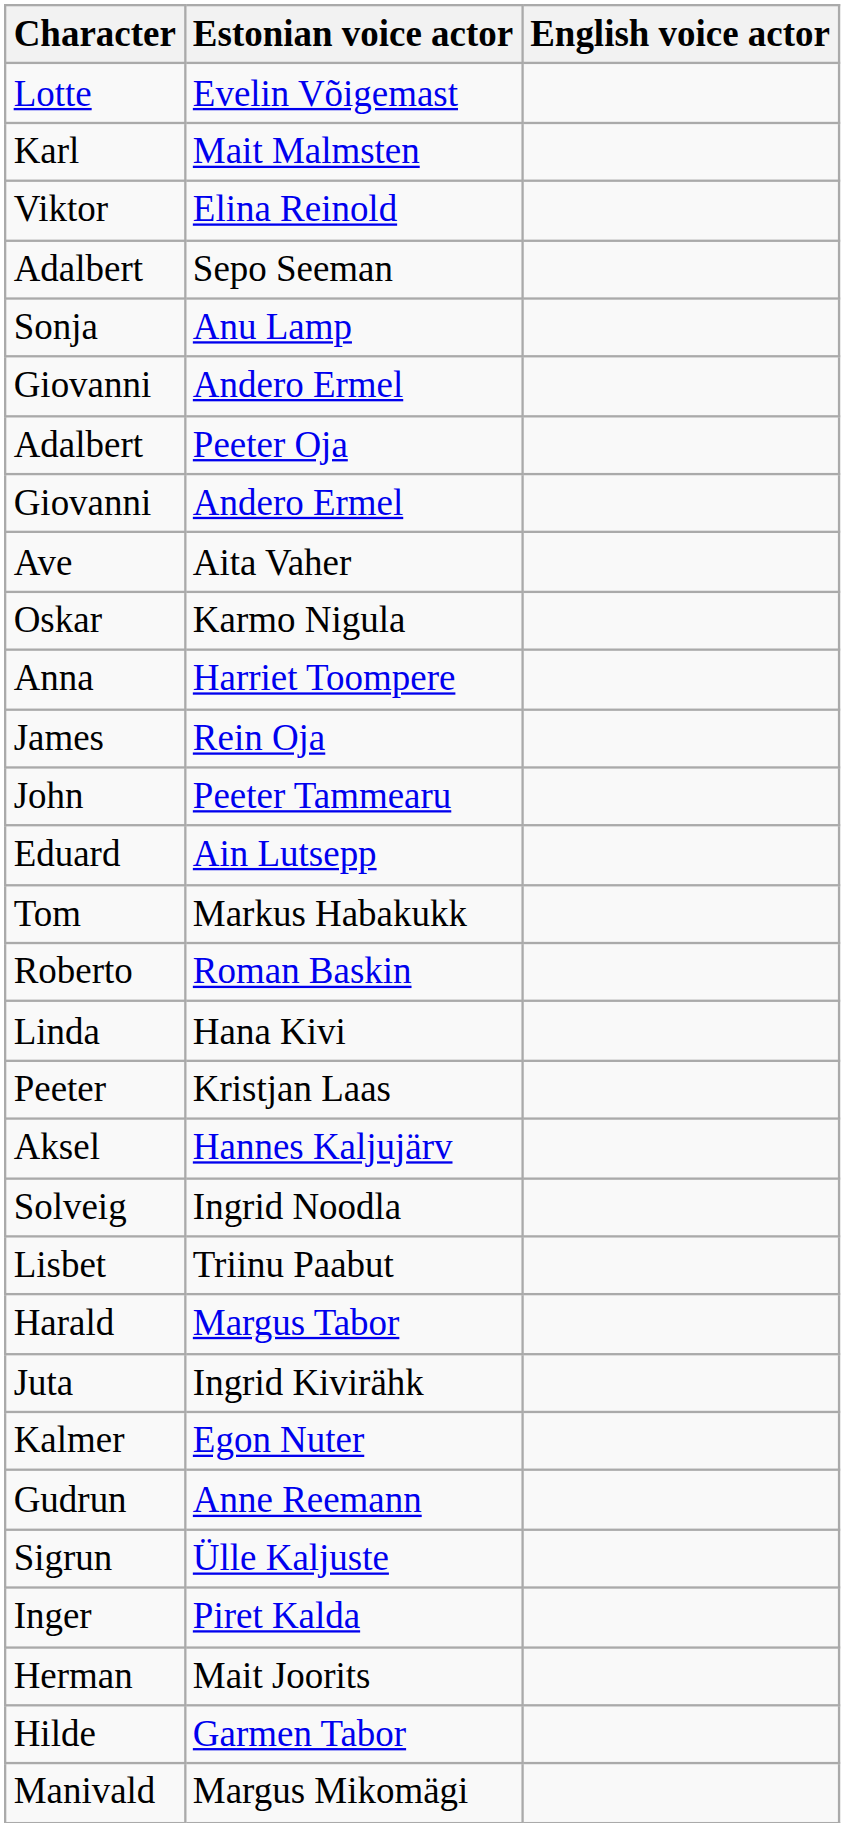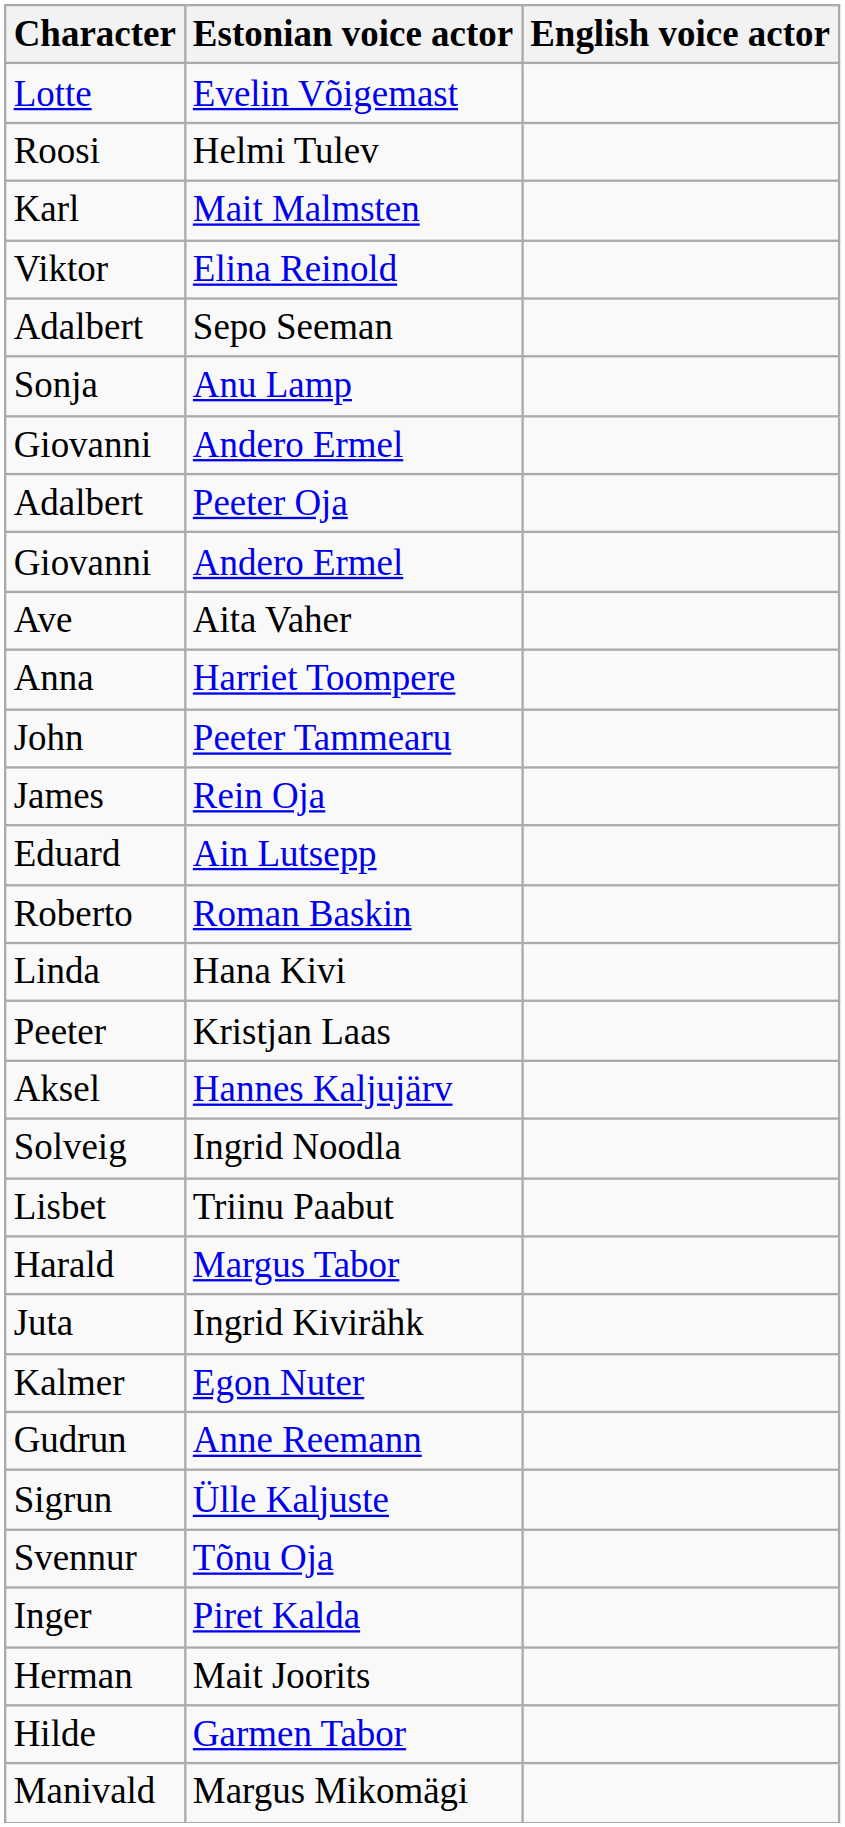+ row: (57, 151)
- row: (58, 619)
rows swapped: (49, 795) <-> (59, 737)
- row: (47, 913)
+ row: (75, 1557)
